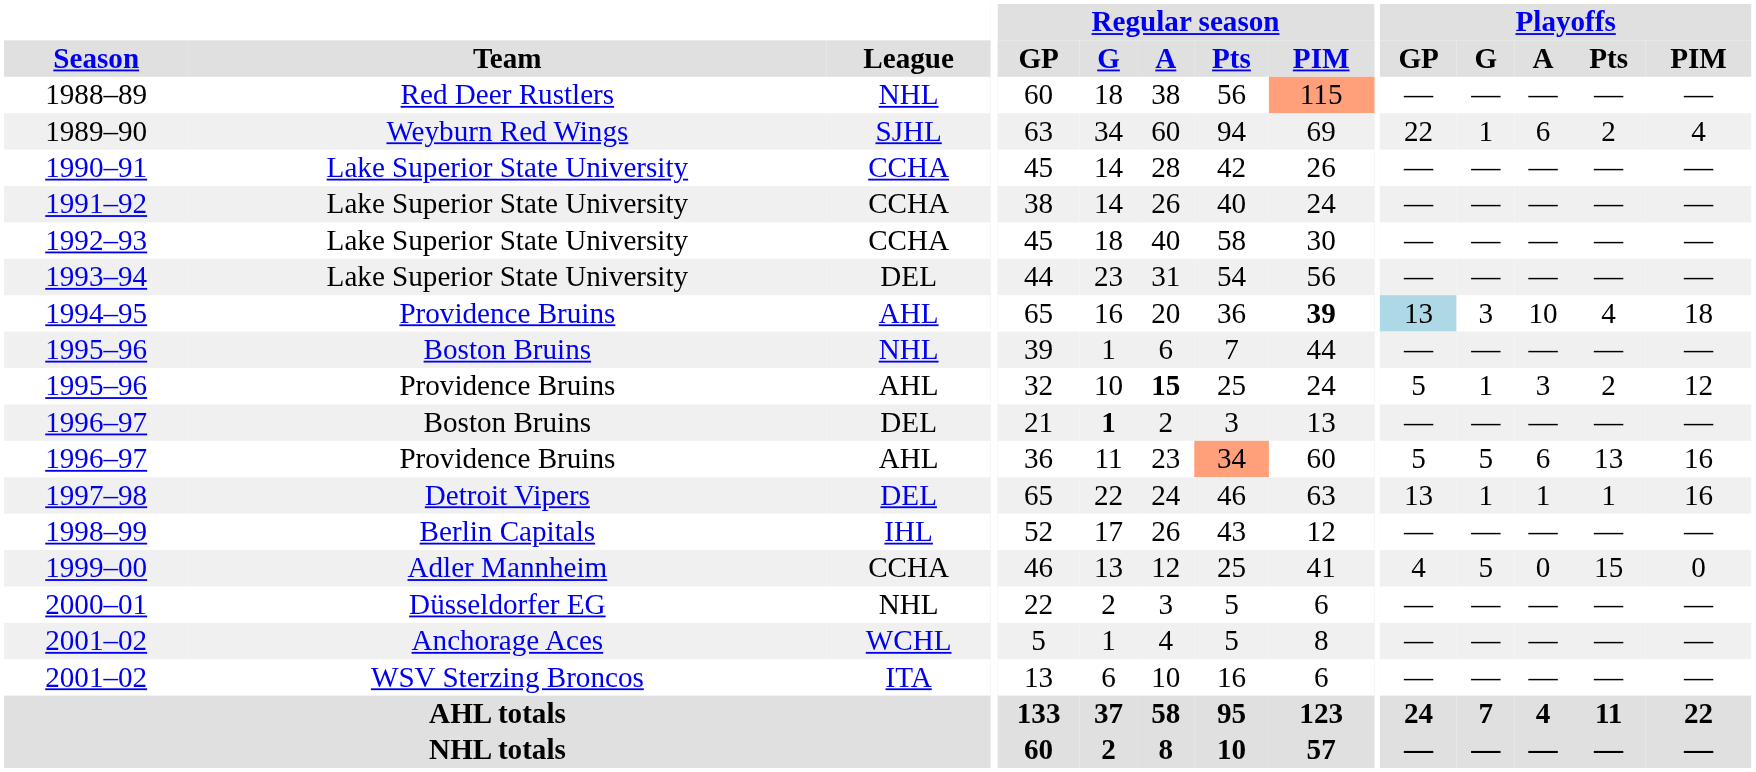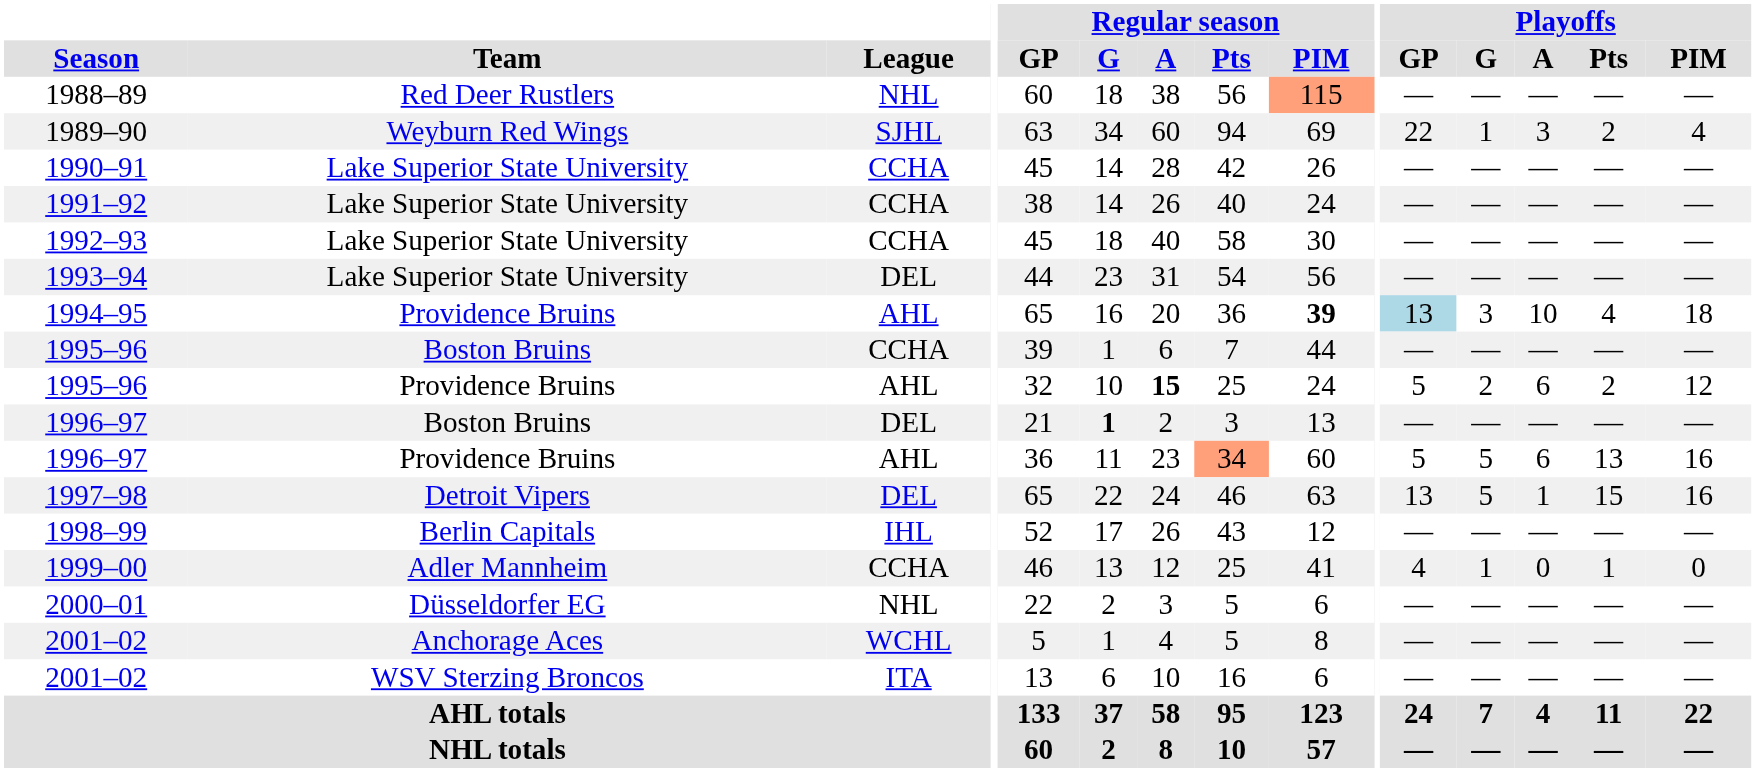(1543, 130) 6 -> (1543, 130) 3
(909, 349) NHL -> (909, 349) CCHA
(1486, 385) 1 -> (1486, 385) 2
(1543, 385) 3 -> (1543, 385) 6
(1486, 494) 1 -> (1486, 494) 5
(1609, 494) 1 -> (1609, 494) 15
(1486, 567) 5 -> (1486, 567) 1
(1609, 567) 15 -> (1609, 567) 1
